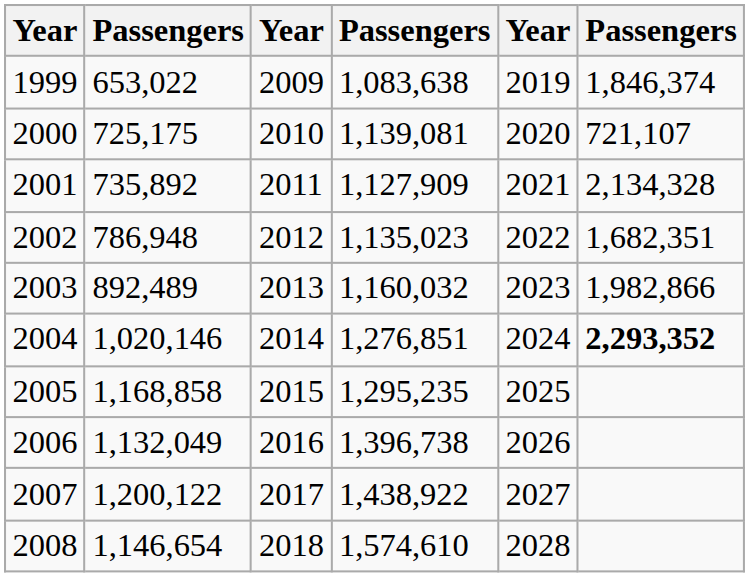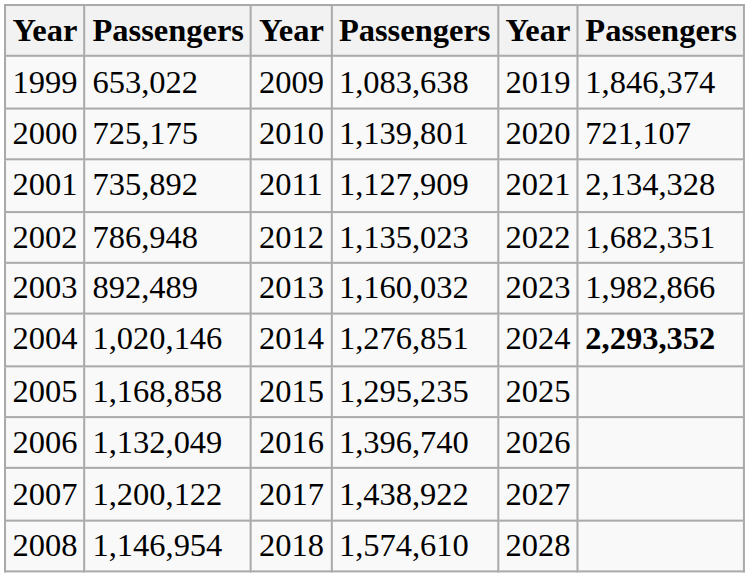(404, 133) 1,139,081 -> (404, 133) 1,139,801
(404, 442) 1,396,738 -> (404, 442) 1,396,740
(157, 545) 1,146,654 -> (157, 545) 1,146,954
